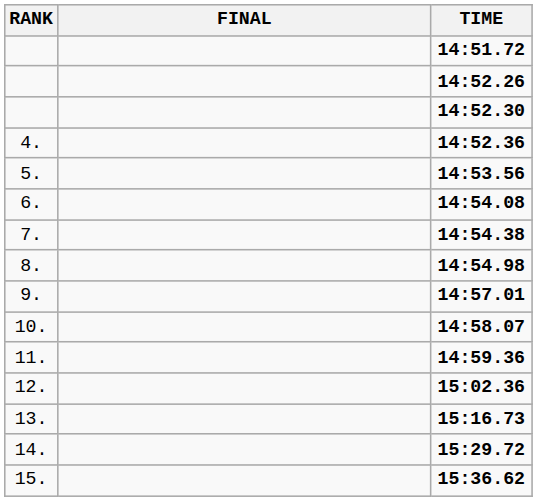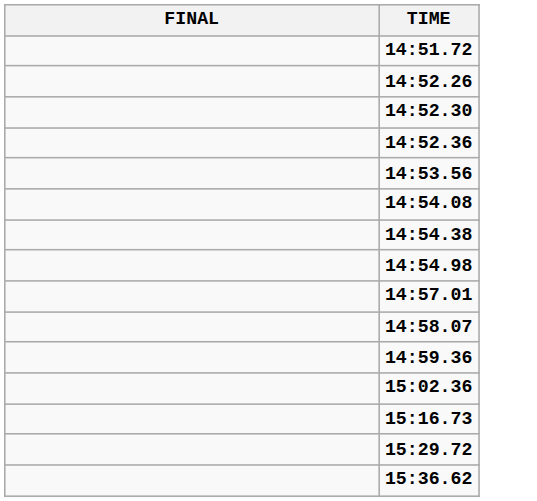- column: (31, 20)
